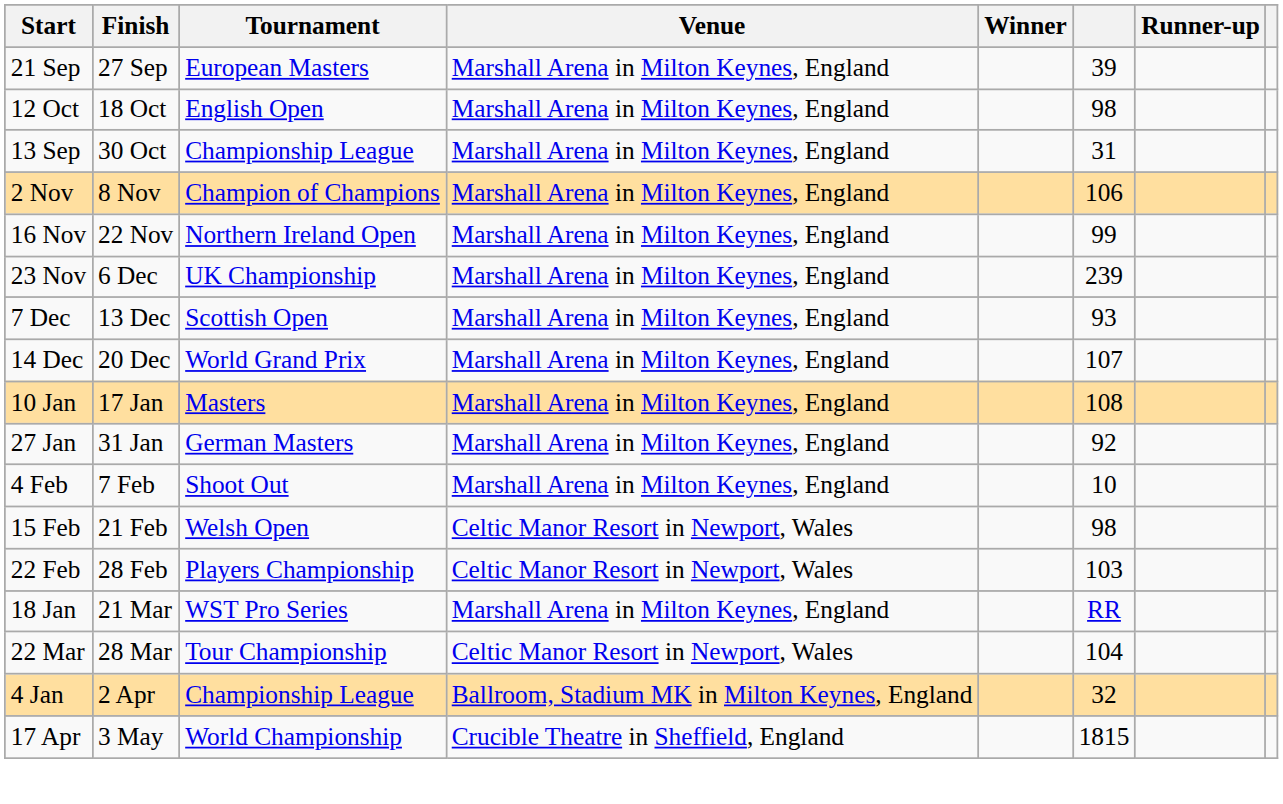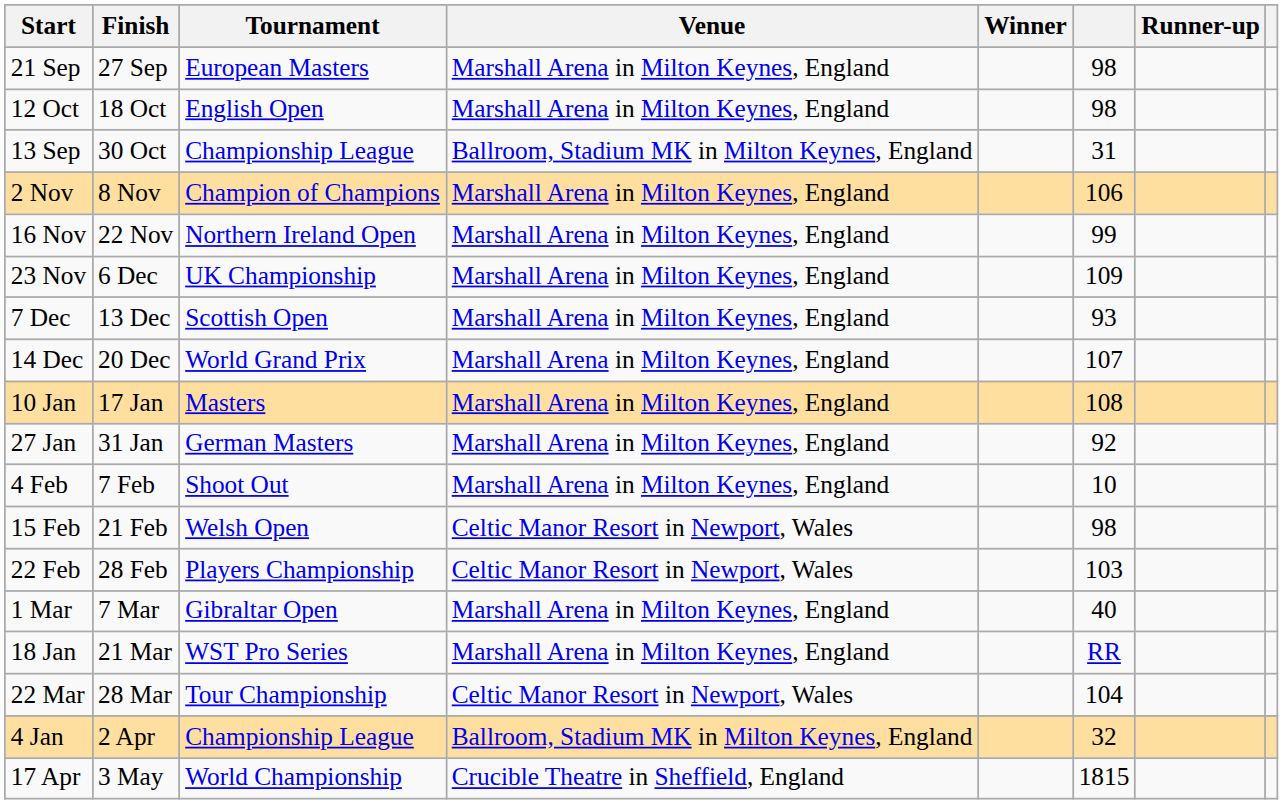(1104, 67) 39 -> (1104, 67) 98
(671, 151) Marshall Arena in Milton Keynes, England -> (712, 151) Ballroom, Stadium MK in Milton Keynes, England
(1104, 276) 239 -> (1104, 276) 109
+ row: (41, 610)
